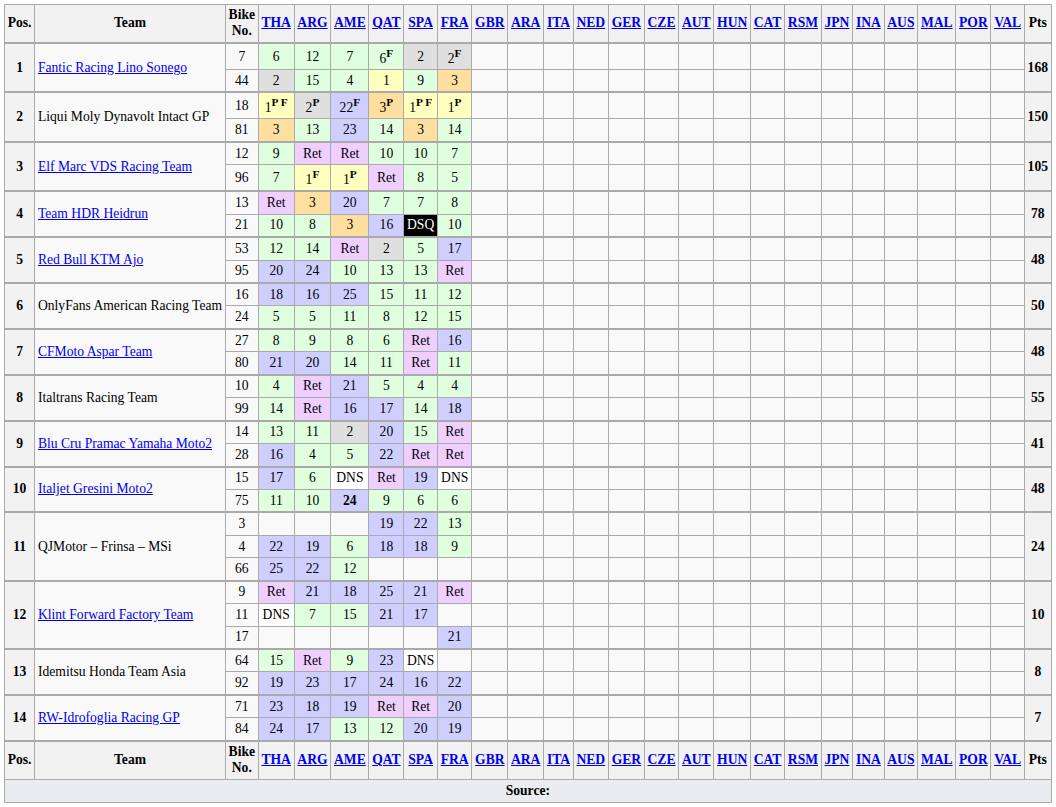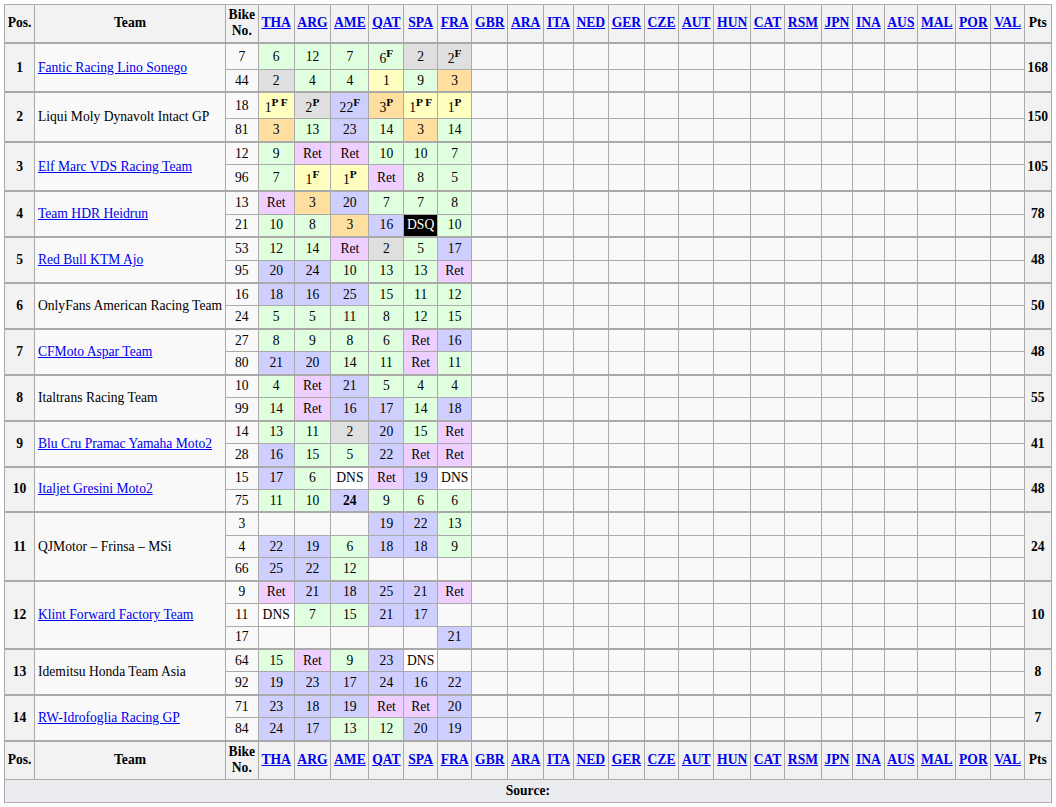(312, 80) 15 -> (312, 80) 4
(312, 454) 4 -> (312, 454) 15
